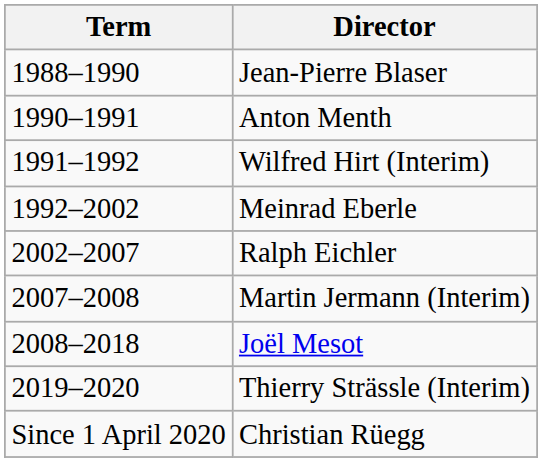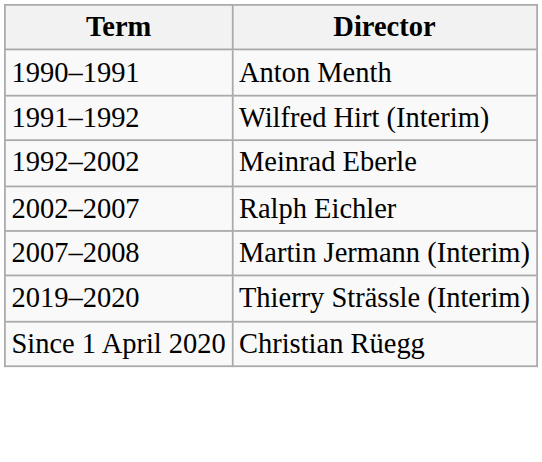- row: (343, 72)
- row: (301, 343)
